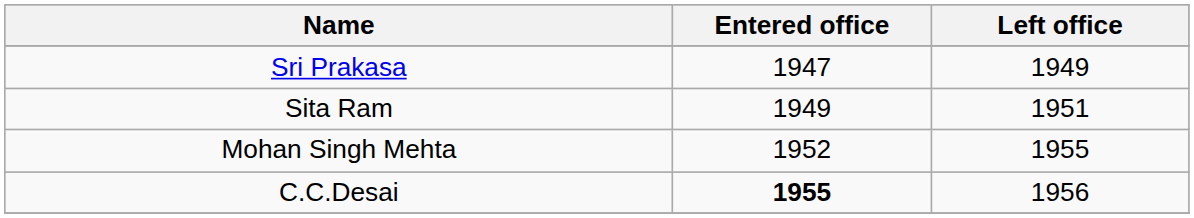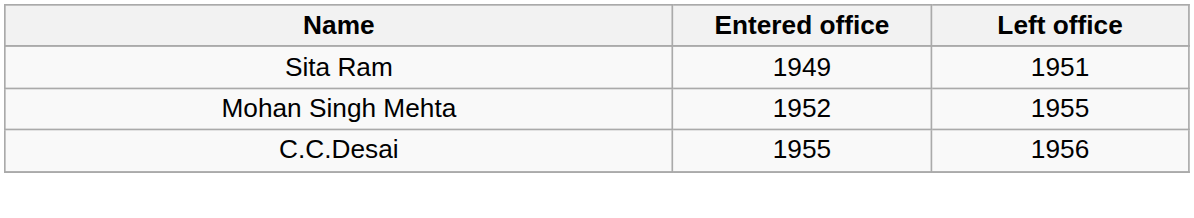- row: (339, 66)
(802, 191) bold -> (802, 150) normal
